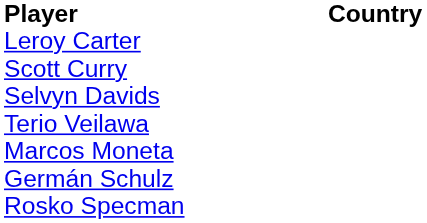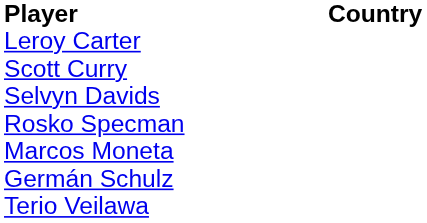rows swapped: (94, 206) <-> (76, 123)
